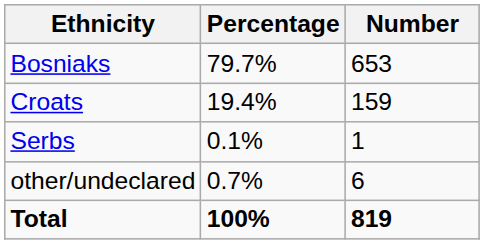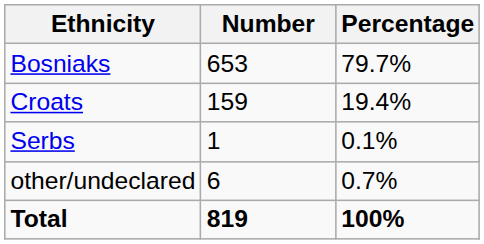columns swapped: (413, 24) <-> (273, 24)
